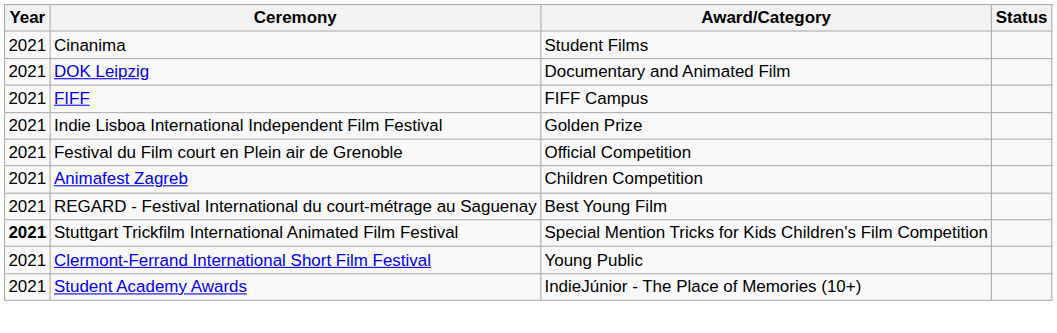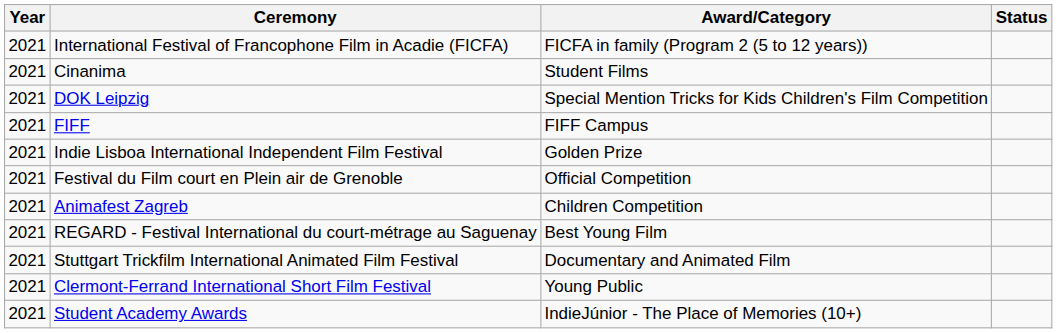+ row: (281, 44)
(667, 71) Documentary and Animated Film -> (766, 98) Special Mention Tricks for Kids Children's Film Competition
(27, 233) bold -> (27, 260) normal
(766, 233) Special Mention Tricks for Kids Children's Film Competition -> (667, 260) Documentary and Animated Film
